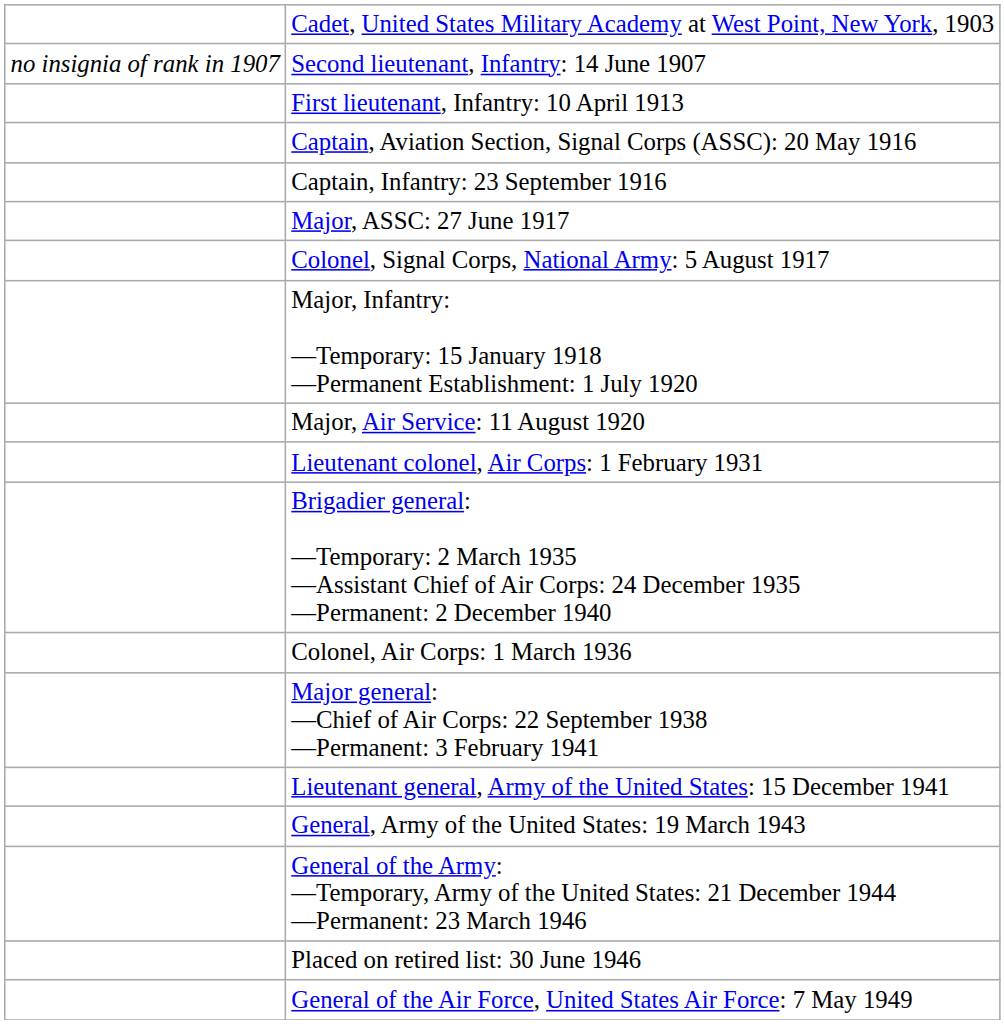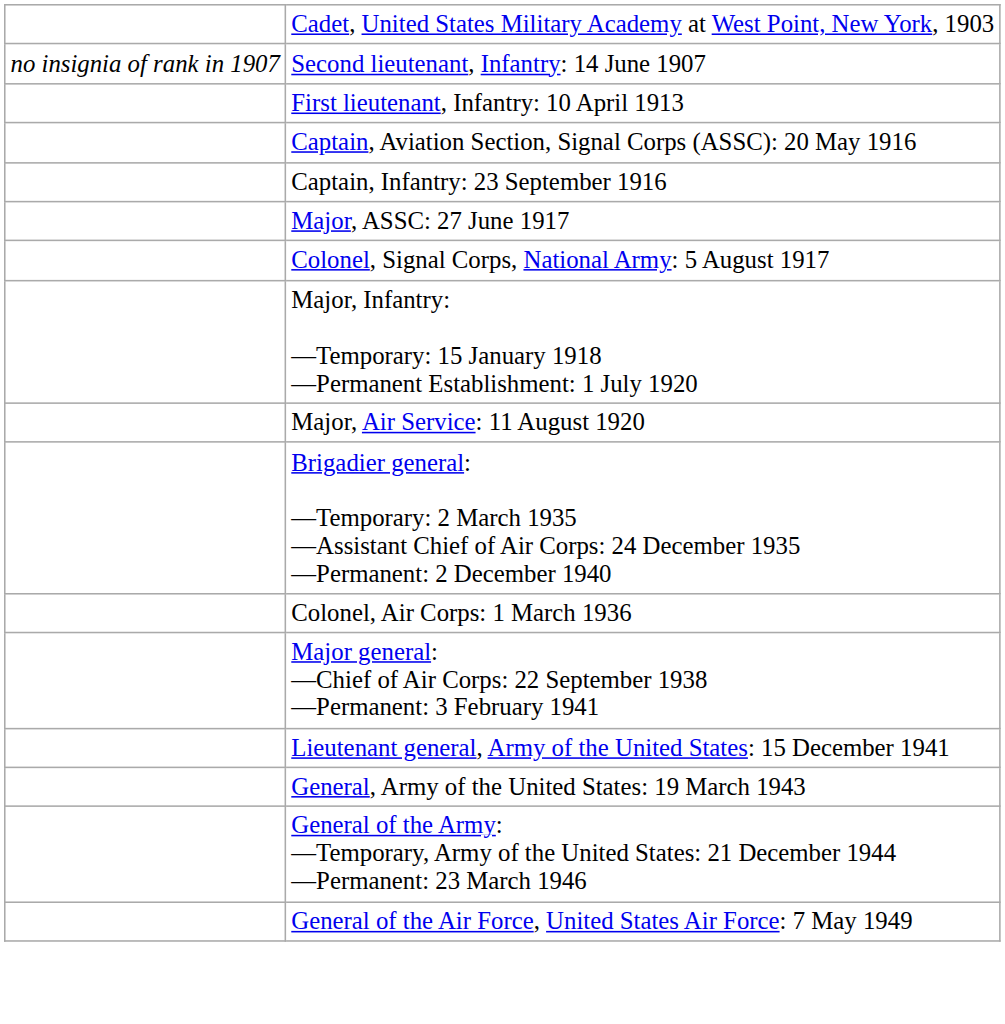- row: (527, 461)
- row: (466, 960)
